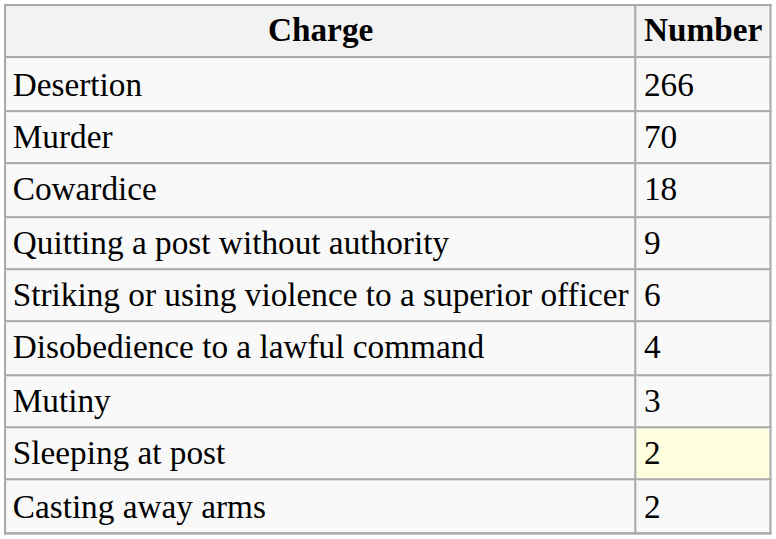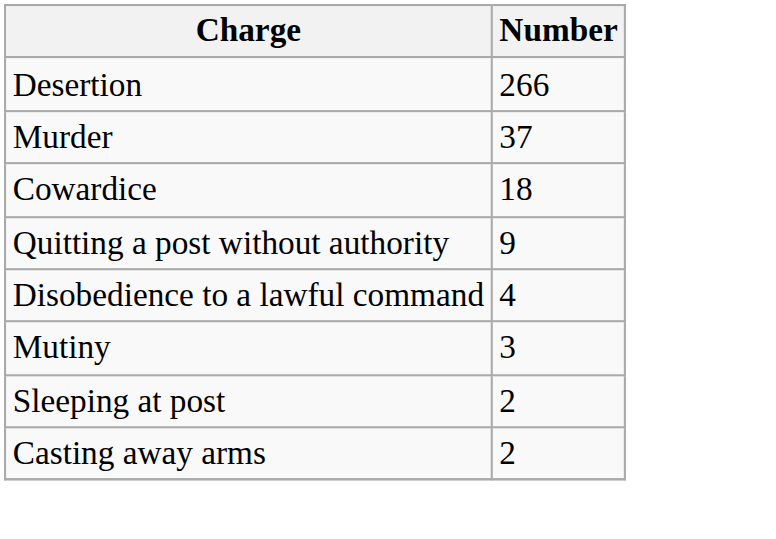(661, 136) 70 -> (516, 136) 37
- row: (321, 294)
(652, 453) lightyellow background -> (508, 400) no background
